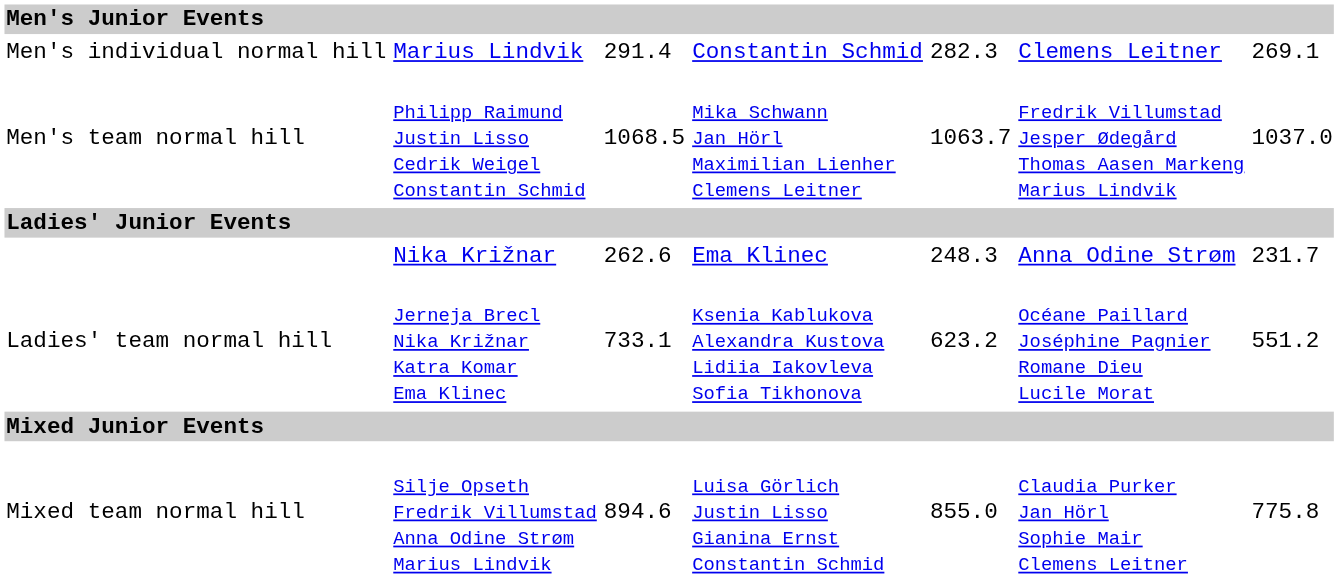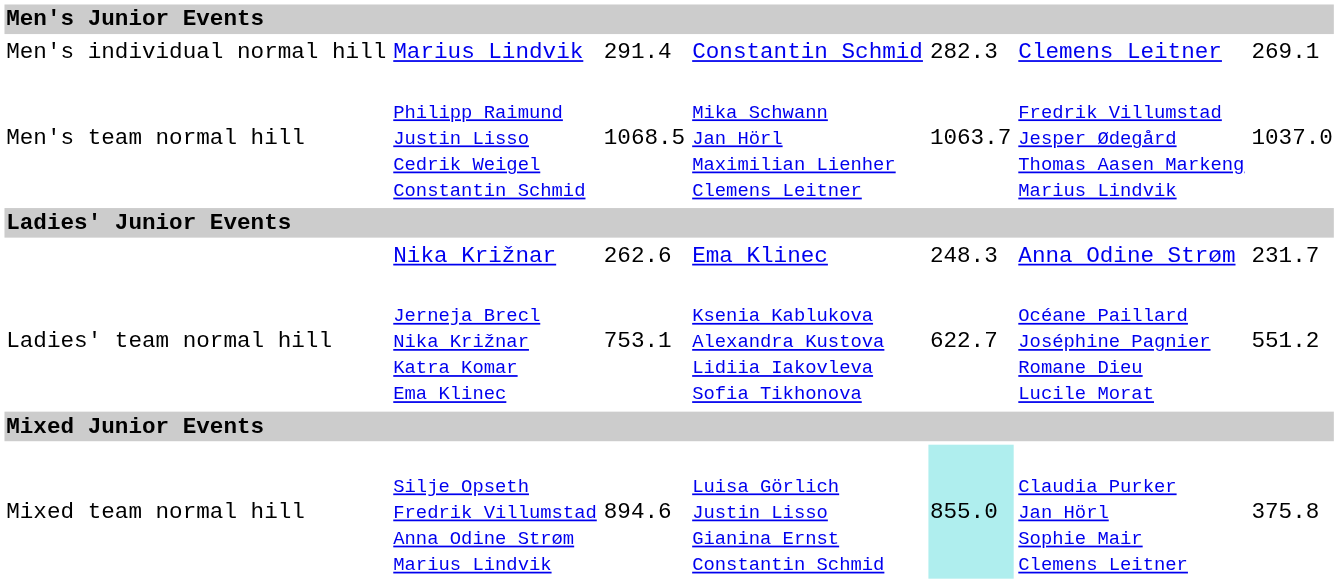(638, 341) 733.1 -> (638, 341) 753.1
(964, 341) 623.2 -> (964, 341) 622.7
(964, 512) no background -> (964, 512) paleturquoise background
(1285, 512) 775.8 -> (1285, 512) 375.8
